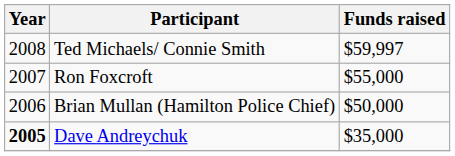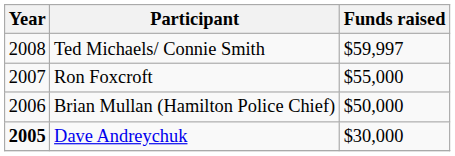(374, 135) $35,000 -> (374, 135) $30,000
